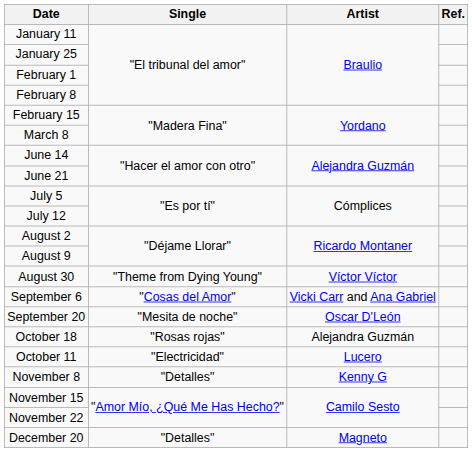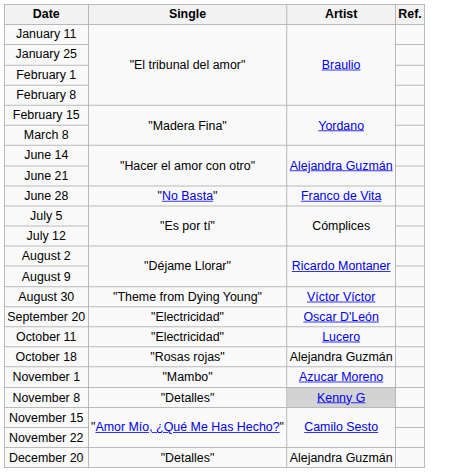+ row: (46, 195)
- row: (46, 296)
(188, 316) "Mesita de noche" -> (188, 316) "Electricidad"
rows swapped: (46, 356) <-> (46, 336)
+ row: (46, 376)
(363, 376) no background -> (341, 396) lightgrey background
(363, 437) Magneto -> (341, 457) Alejandra Guzmán
